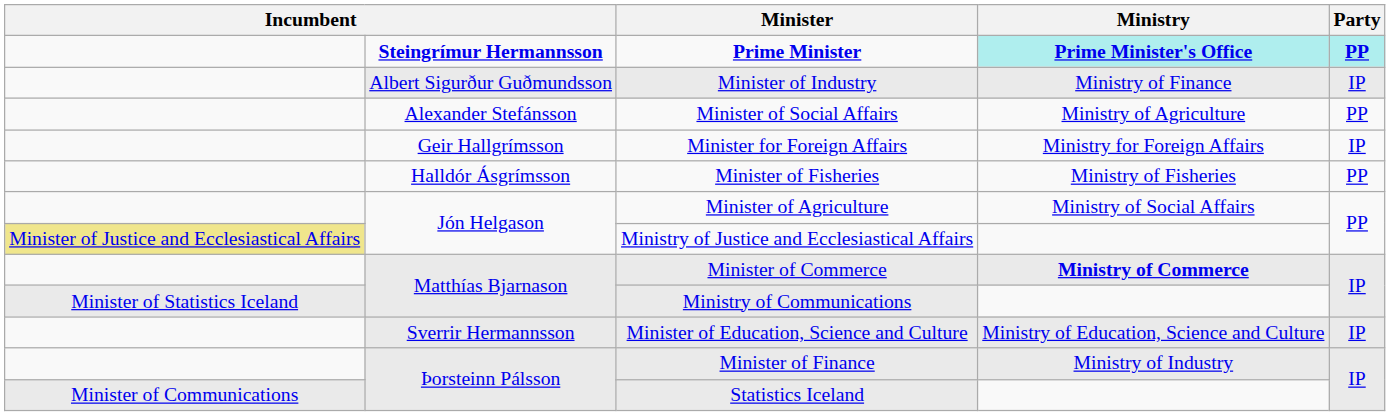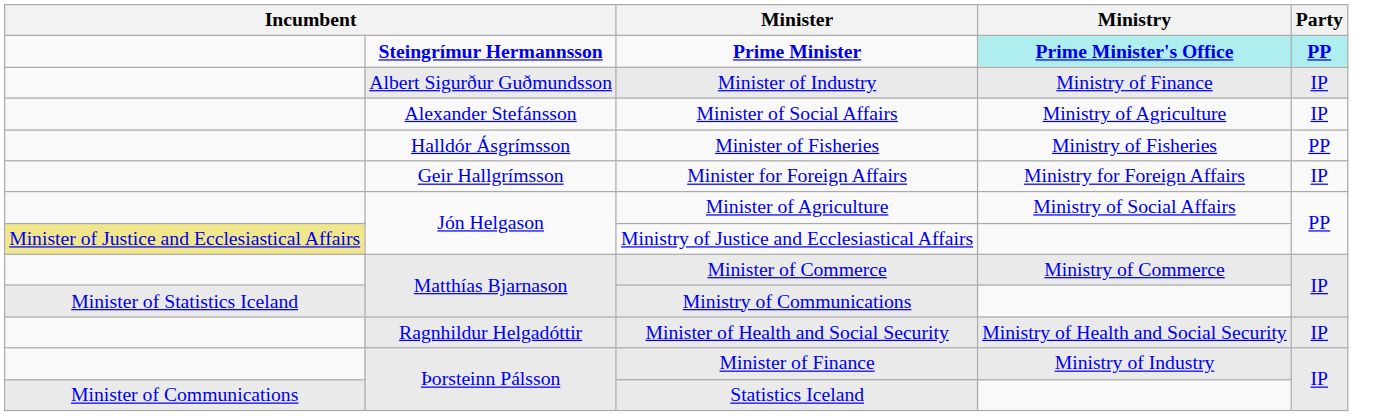(1357, 113) PP -> (1319, 113) IP
rows swapped: (797, 144) <-> (797, 176)
(1153, 269) bold -> (1134, 269) normal
+ row: (797, 332)
- row: (797, 332)
